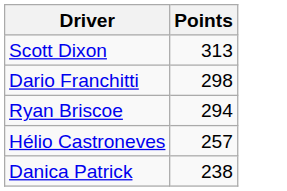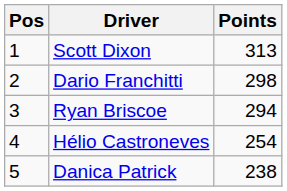+ column: (27, 20)
(217, 141) 257 -> (261, 141) 254
